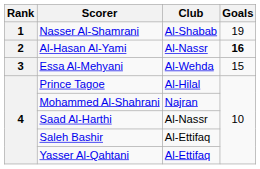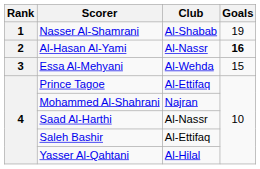(183, 84) Al-Hilal -> (188, 84) Al-Ettifaq
(188, 155) Al-Ettifaq -> (183, 155) Al-Hilal
